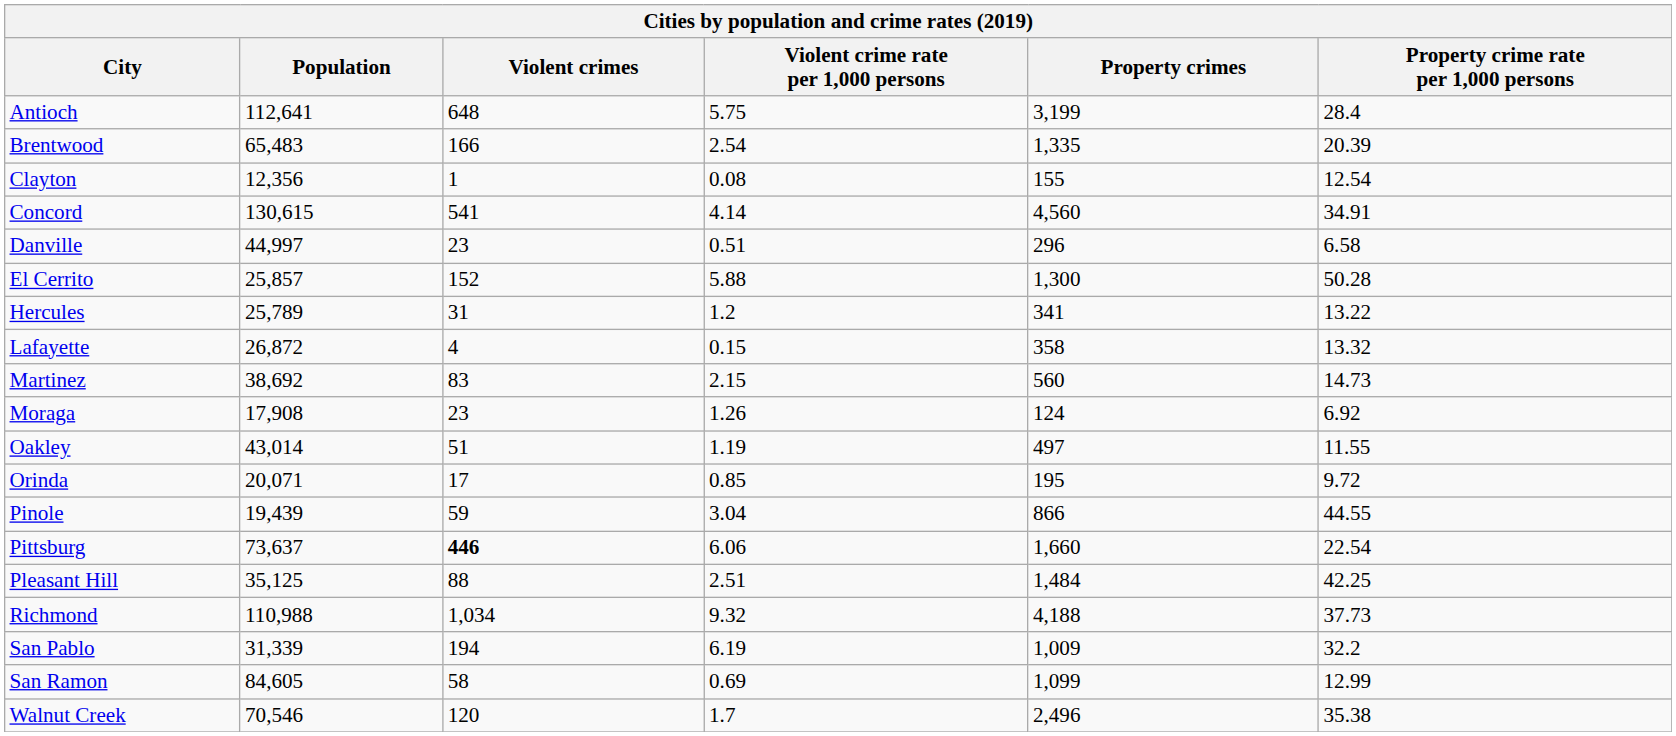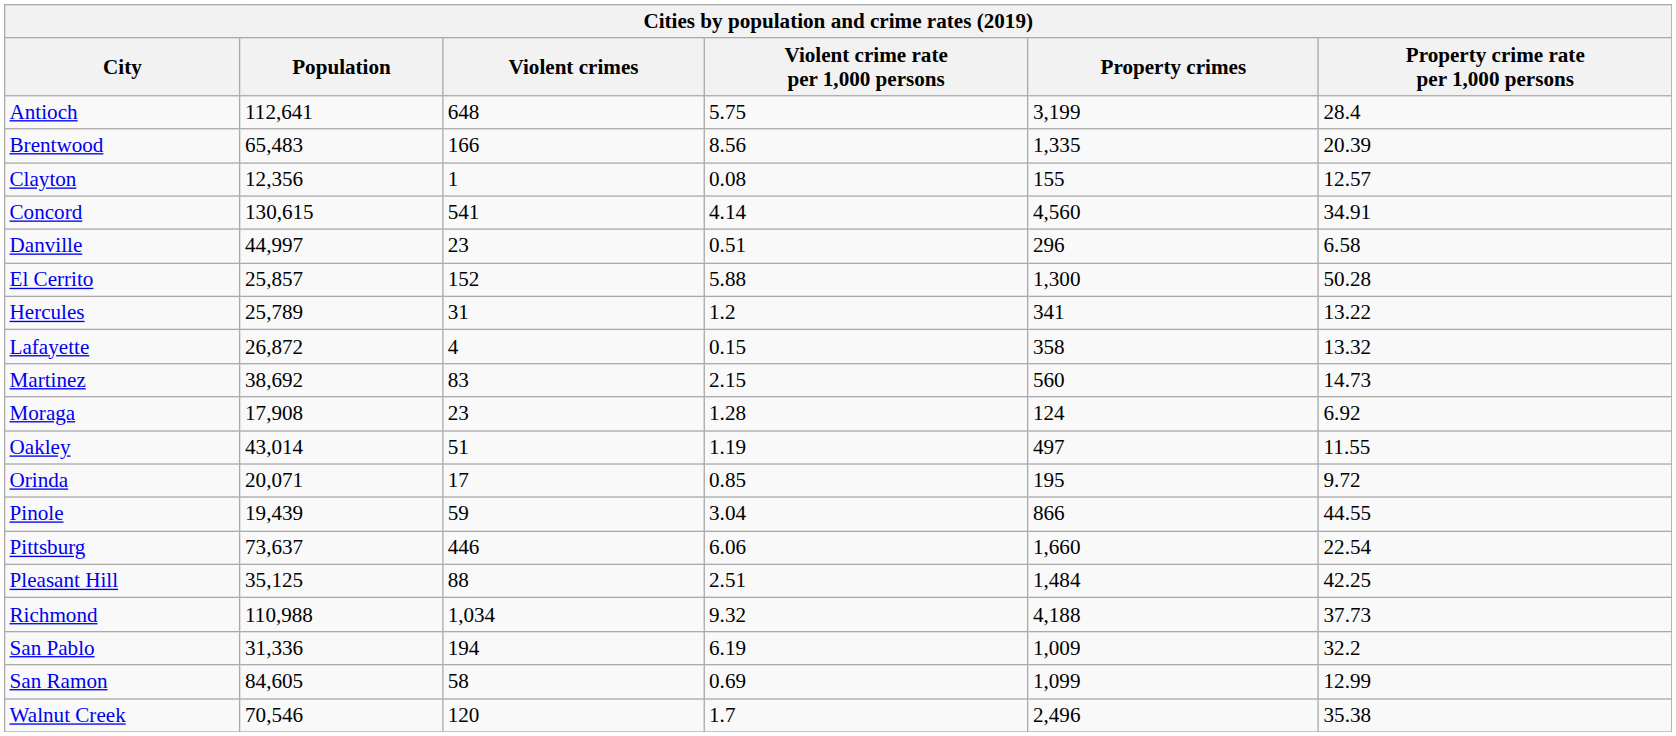(728, 145) 2.54 -> (728, 145) 8.56
(1347, 178) 12.54 -> (1347, 178) 12.57
(728, 413) 1.26 -> (728, 413) 1.28
(464, 547) bold -> (464, 547) normal
(274, 647) 31,339 -> (274, 647) 31,336
